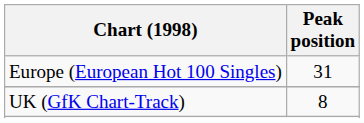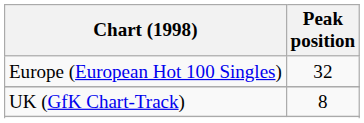(323, 71) 31 -> (323, 71) 32
